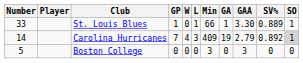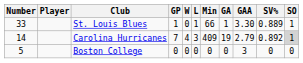(210, 51) 3 -> (210, 51) 0
